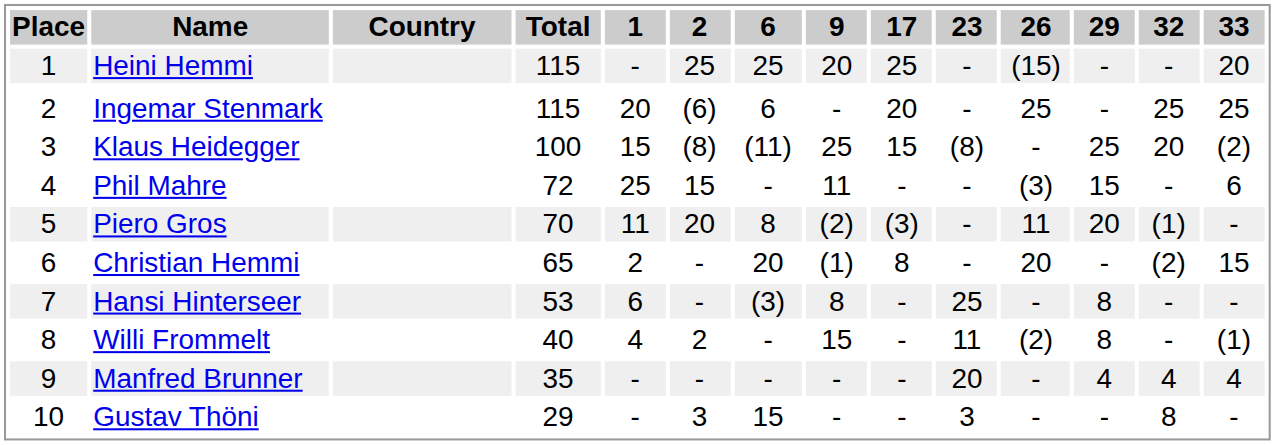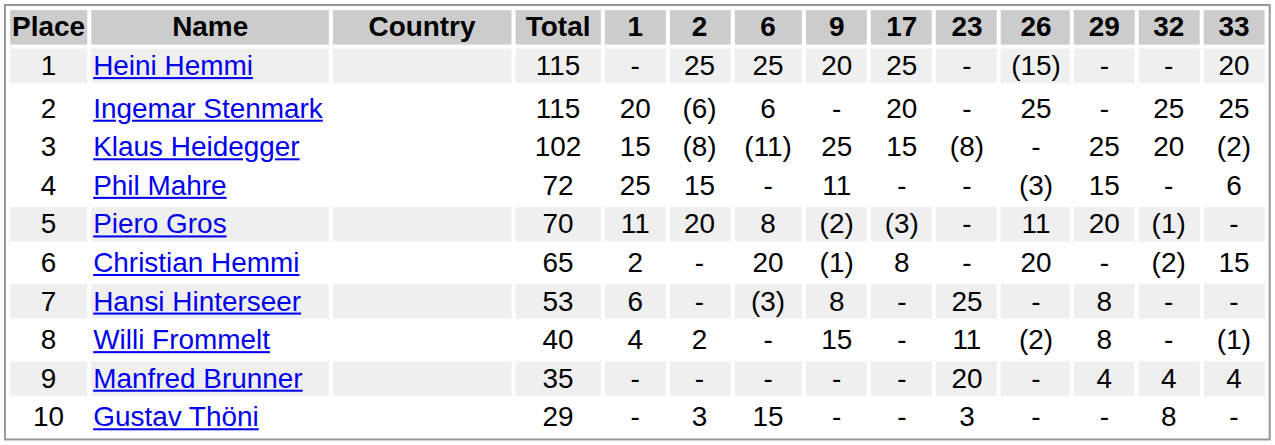(558, 147) 100 -> (558, 147) 102
